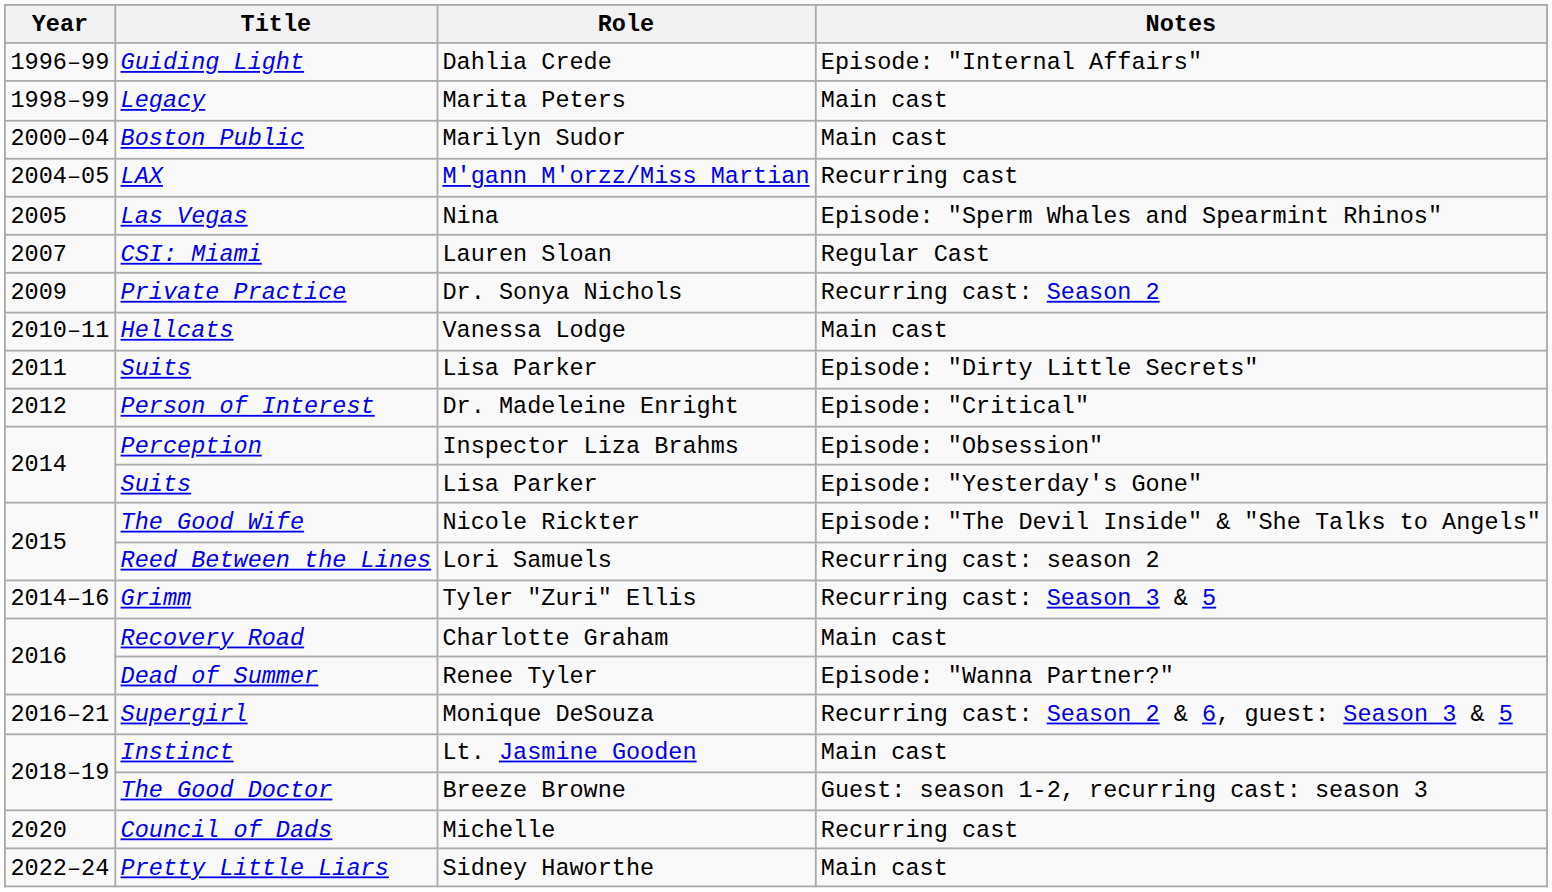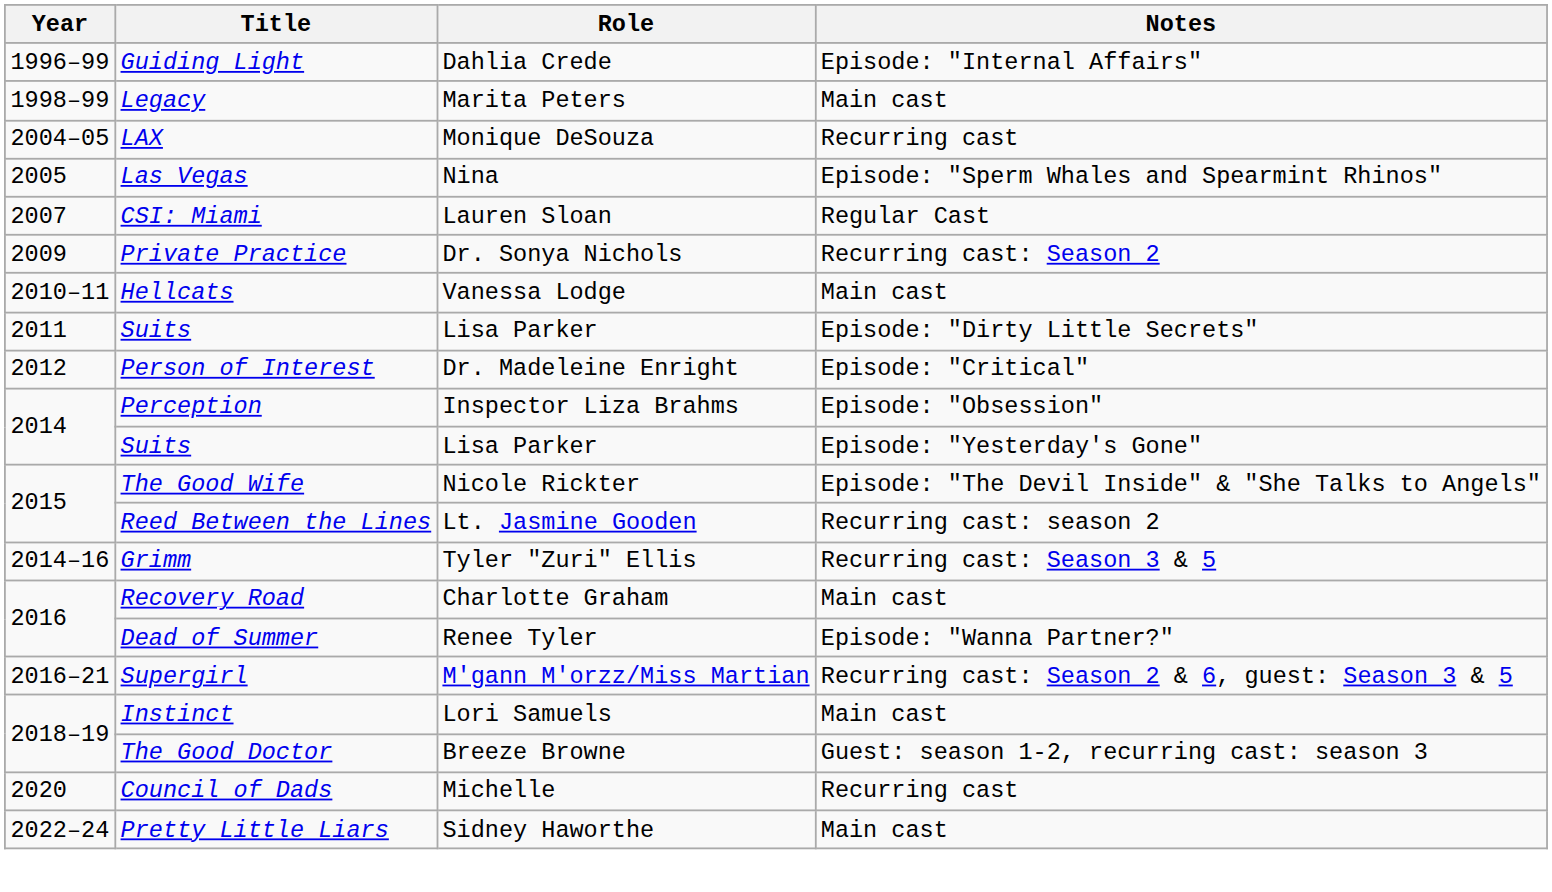- row: (60, 139)
(626, 177) M'gann M'orzz/Miss Martian -> (548, 139) Monique DeSouza
(527, 561) Lori Samuels -> (570, 523) Lt. Jasmine Gooden
(548, 714) Monique DeSouza -> (626, 676) M'gann M'orzz/Miss Martian
(570, 753) Lt. Jasmine Gooden -> (527, 714) Lori Samuels
